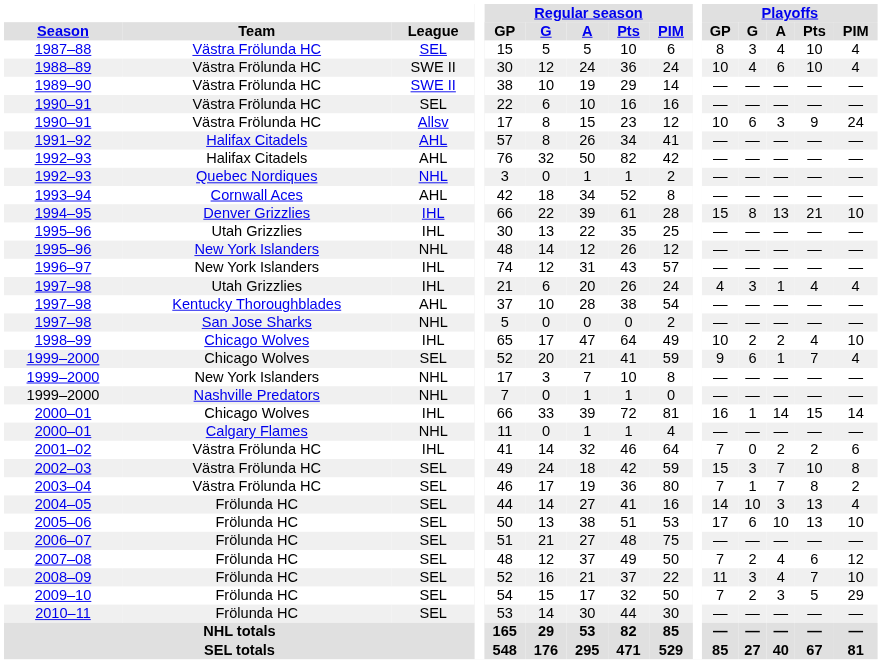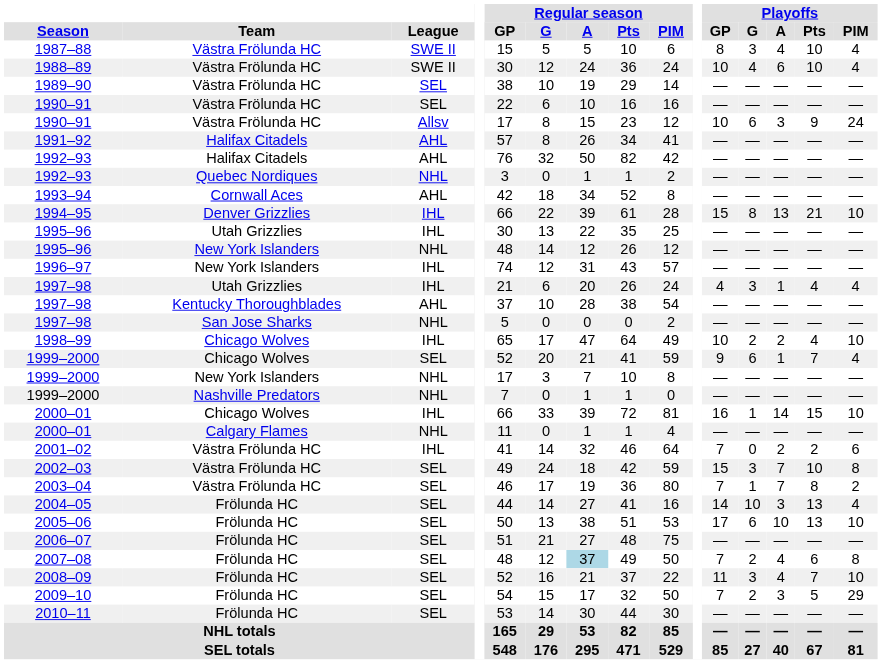(433, 49) SEL -> (433, 49) SWE II
(433, 85) SWE II -> (433, 85) SEL
(856, 413) 14 -> (856, 413) 10
(587, 559) no background -> (587, 559) lightblue background
(856, 559) 12 -> (856, 559) 8
